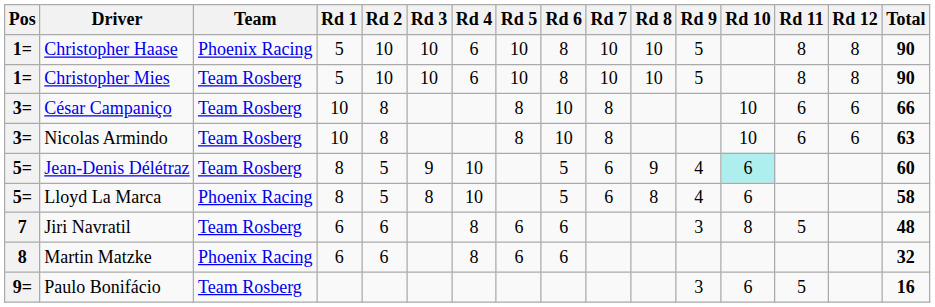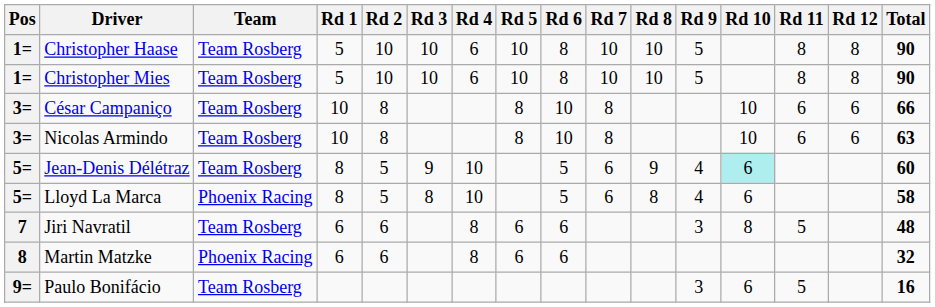(255, 49) Phoenix Racing -> (250, 49) Team Rosberg
